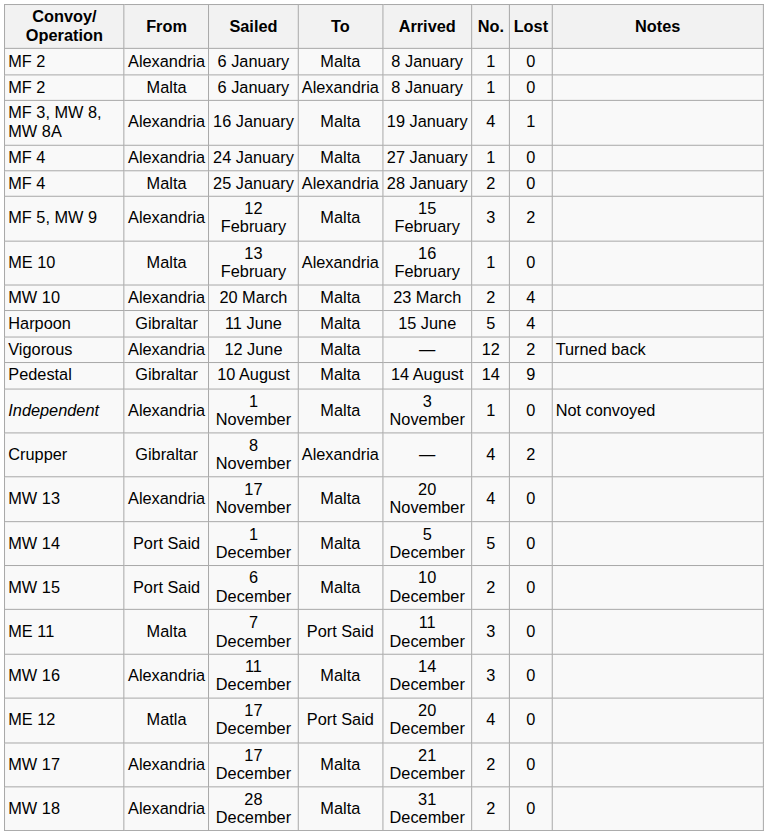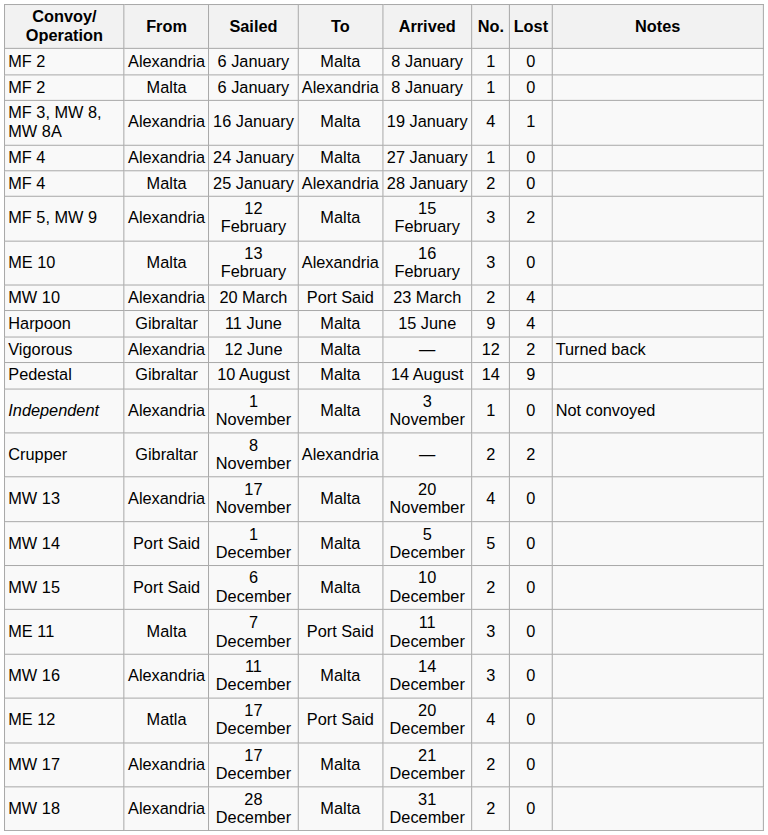(491, 262) 1 -> (491, 262) 3
(340, 297) Malta -> (340, 297) Port Said
(491, 323) 5 -> (491, 323) 9
(491, 454) 4 -> (491, 454) 2
